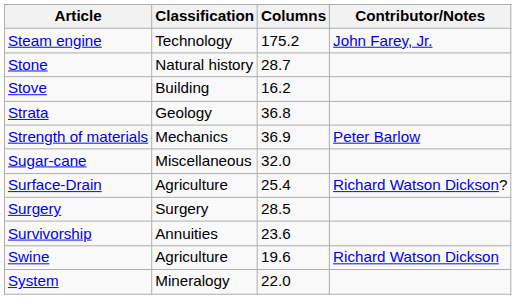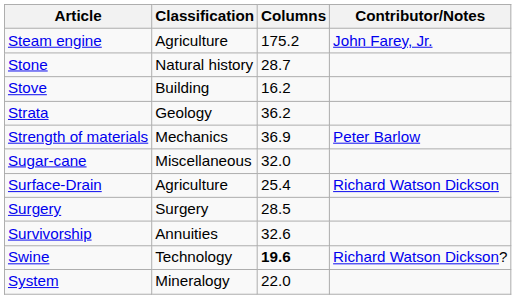(194, 40) Technology -> (192, 40) Agriculture
(276, 112) 36.8 -> (276, 112) 36.2
(420, 185) Richard Watson Dickson? -> (416, 185) Richard Watson Dickson
(276, 233) 23.6 -> (276, 233) 32.6
(192, 257) Agriculture -> (194, 257) Technology
(276, 257) normal -> (276, 257) bold
(416, 257) Richard Watson Dickson -> (420, 257) Richard Watson Dickson?
